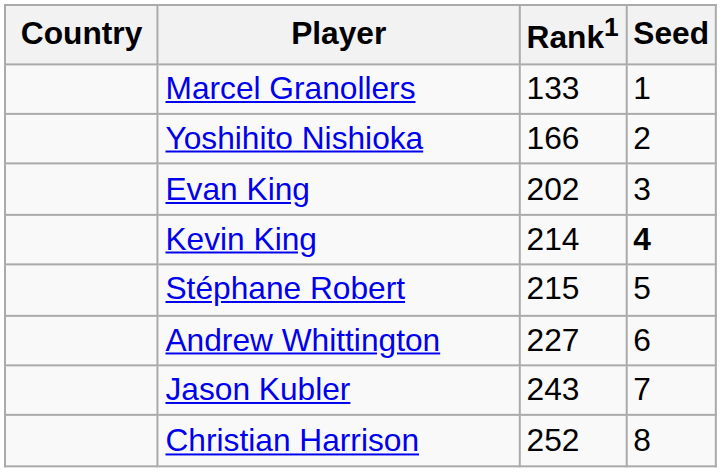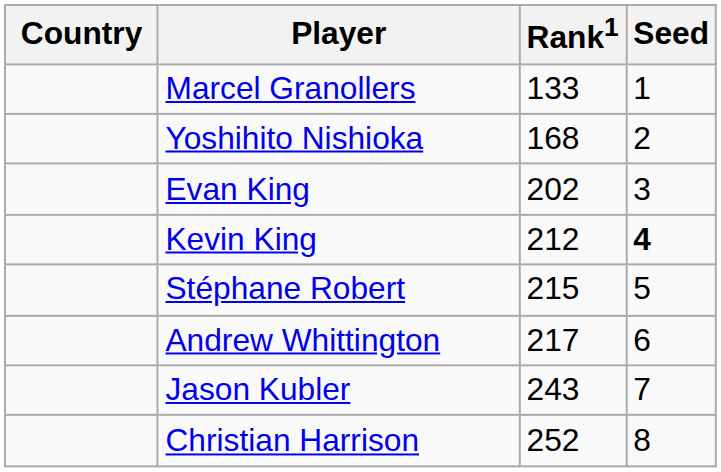(553, 138) 166 -> (553, 138) 168
(553, 239) 214 -> (553, 239) 212
(553, 339) 227 -> (553, 339) 217
